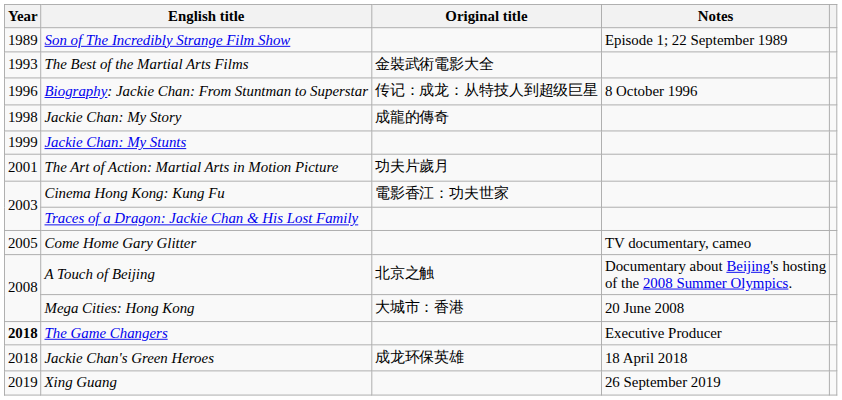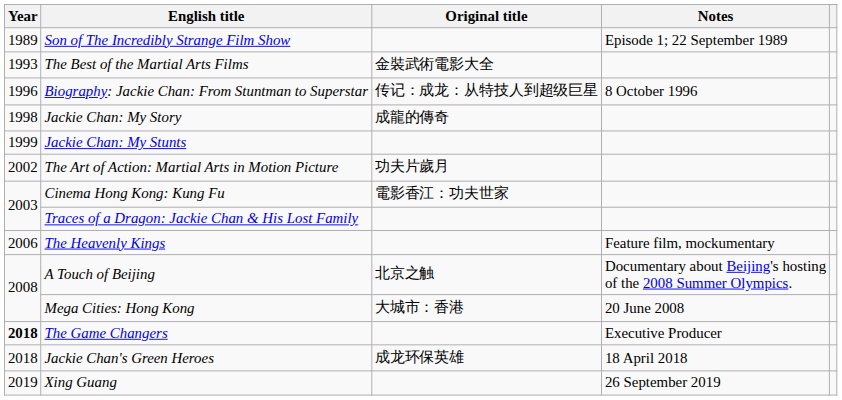(23, 167) 2001 -> (23, 167) 2002
- row: (120, 242)
+ row: (105, 242)
